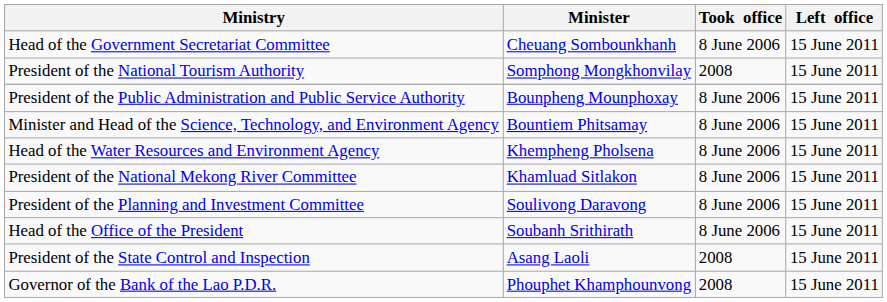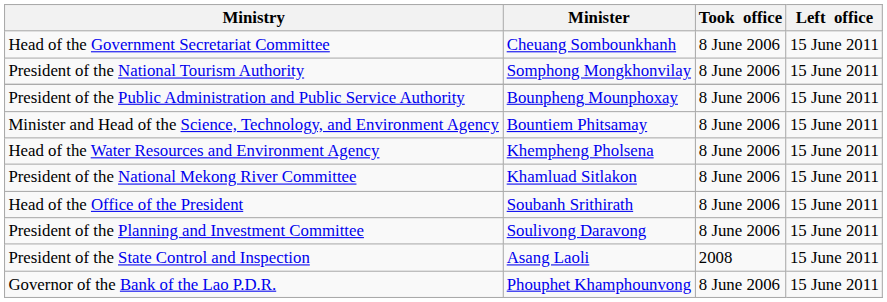(716, 71) 2008 -> (739, 71) 8 June 2006
rows swapped: (126, 230) <-> (186, 204)
(716, 284) 2008 -> (739, 284) 8 June 2006
